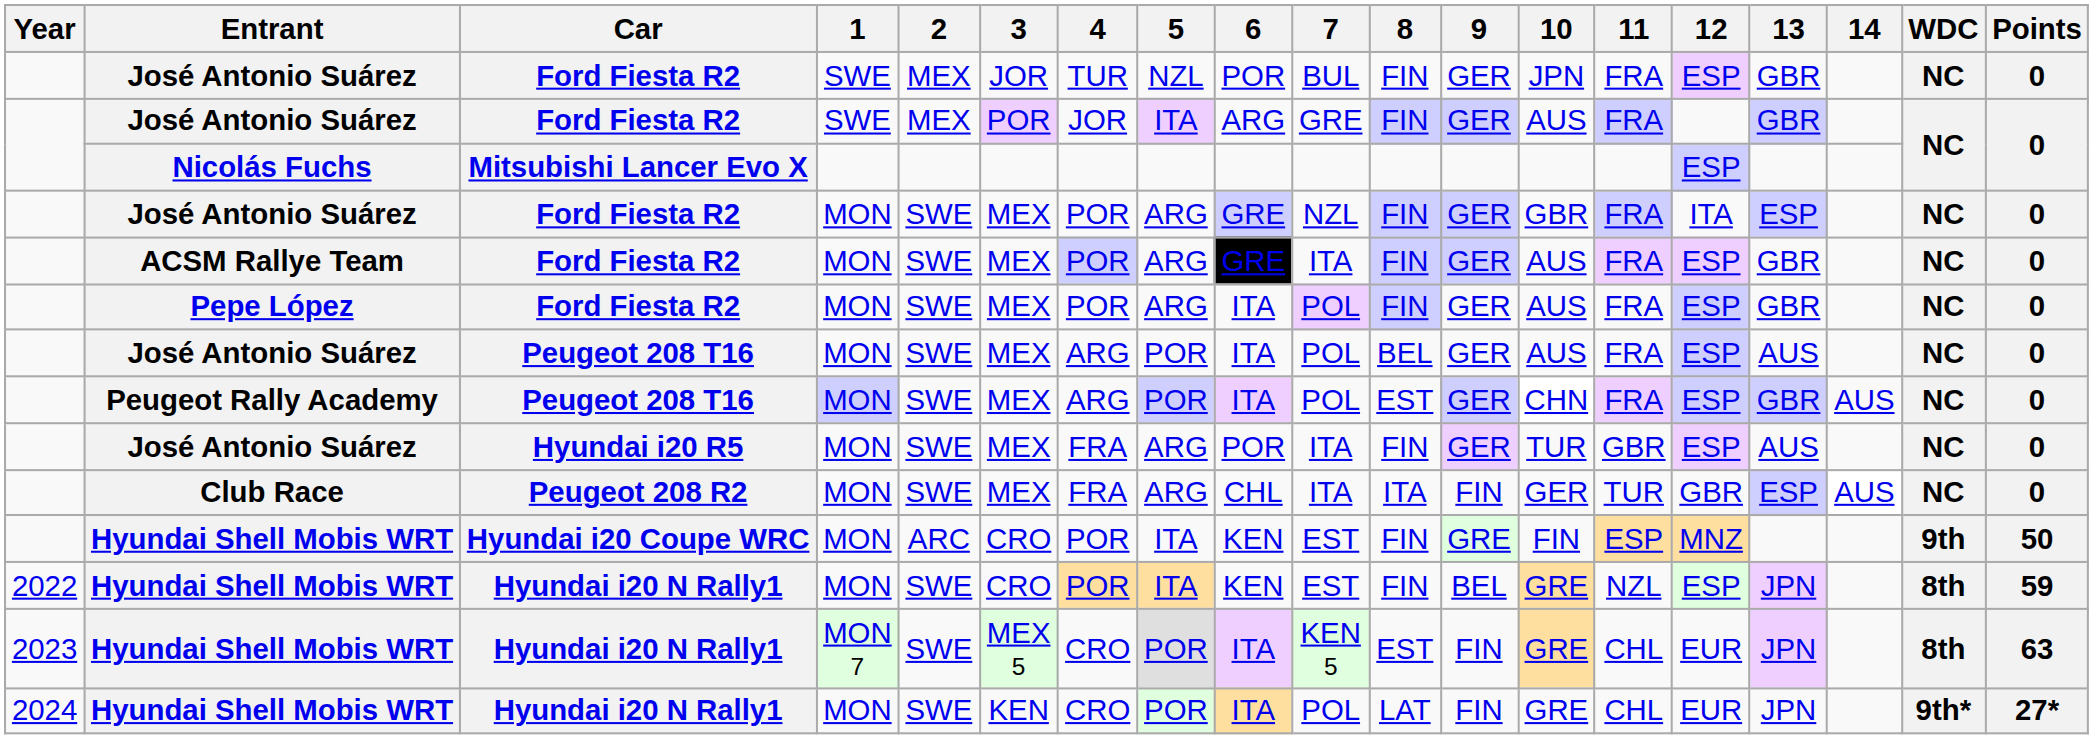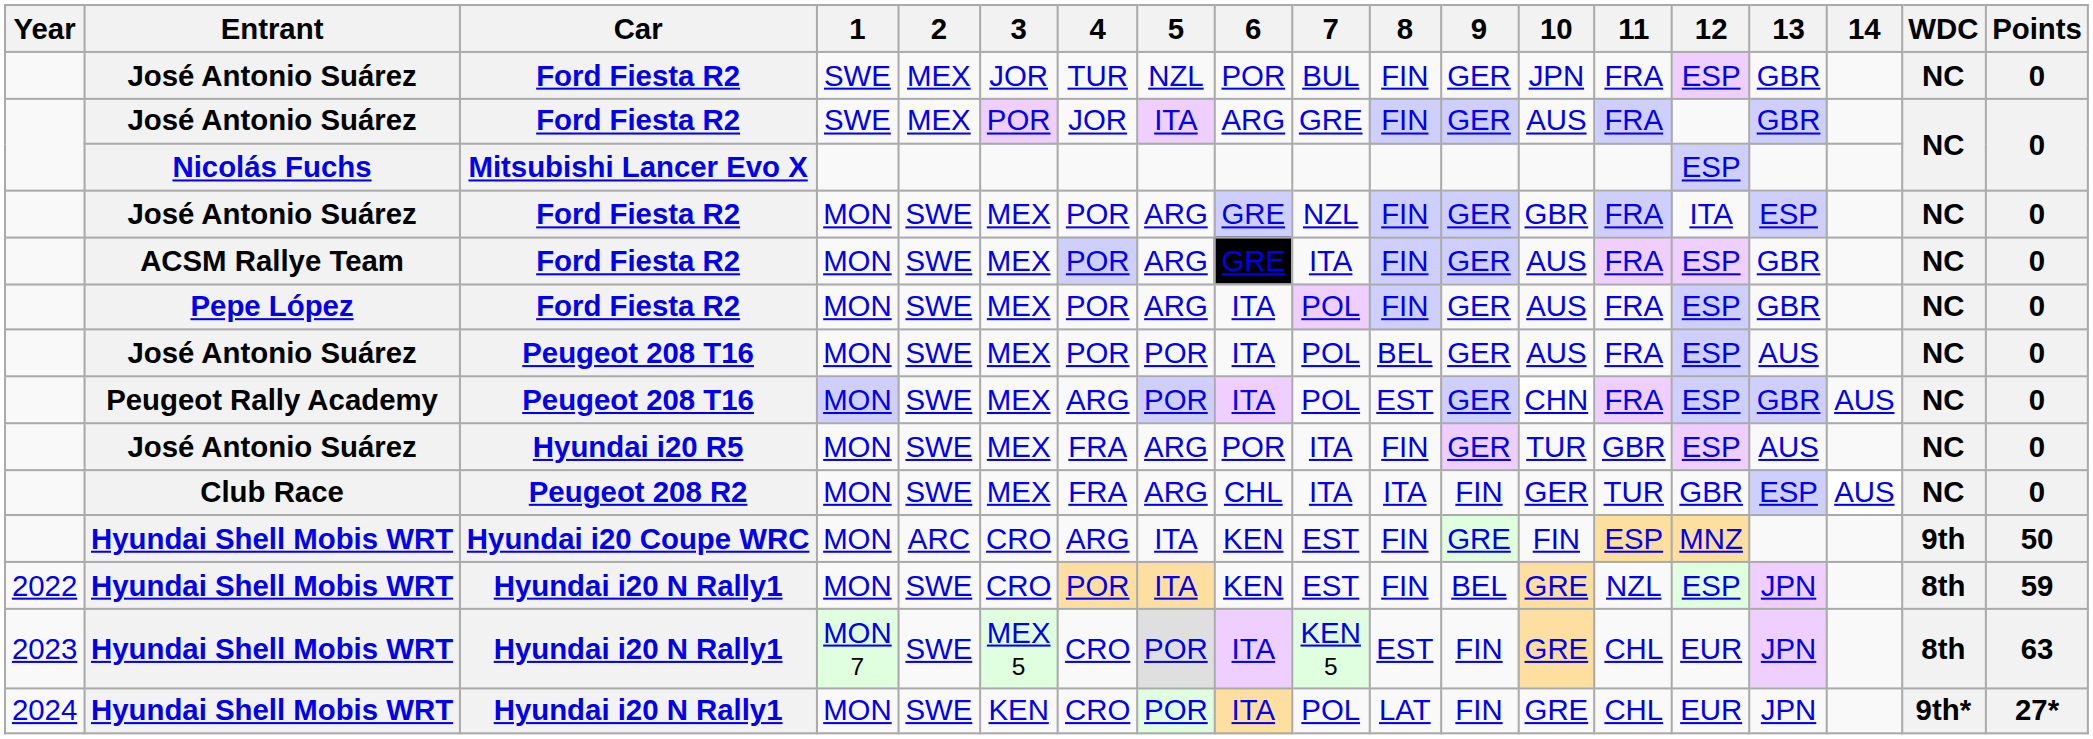(1098, 353) ARG -> (1098, 353) POR
(1098, 539) POR -> (1098, 539) ARG
